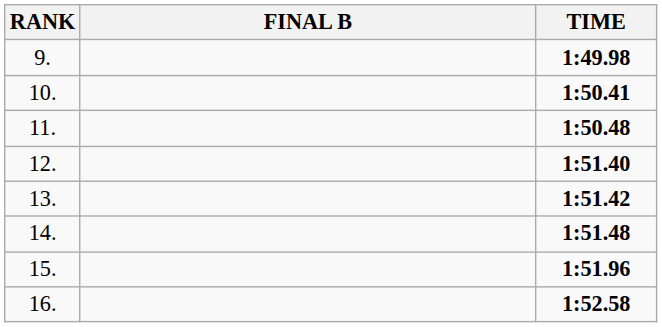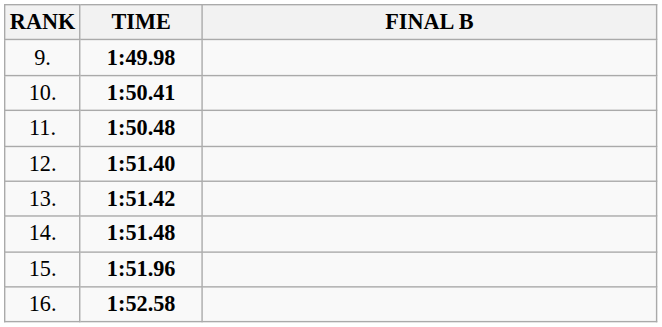columns swapped: (308, 22) <-> (596, 22)
